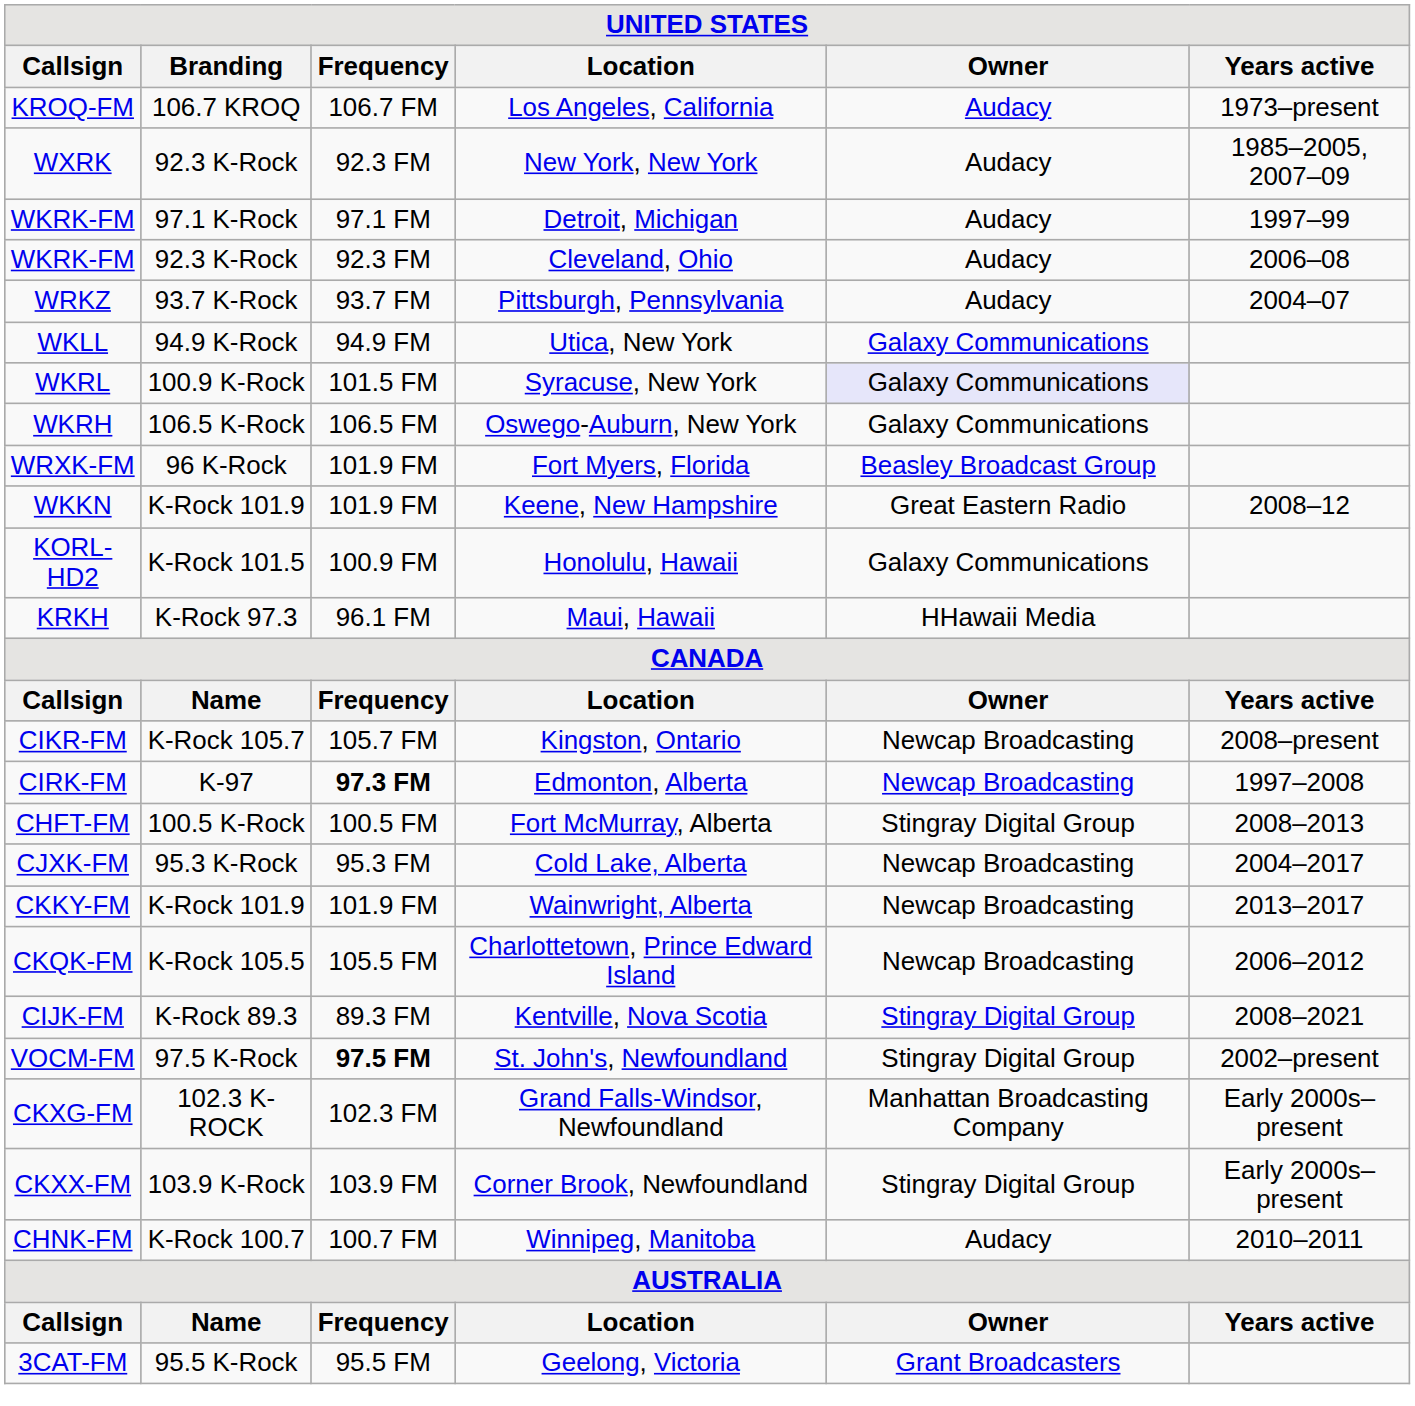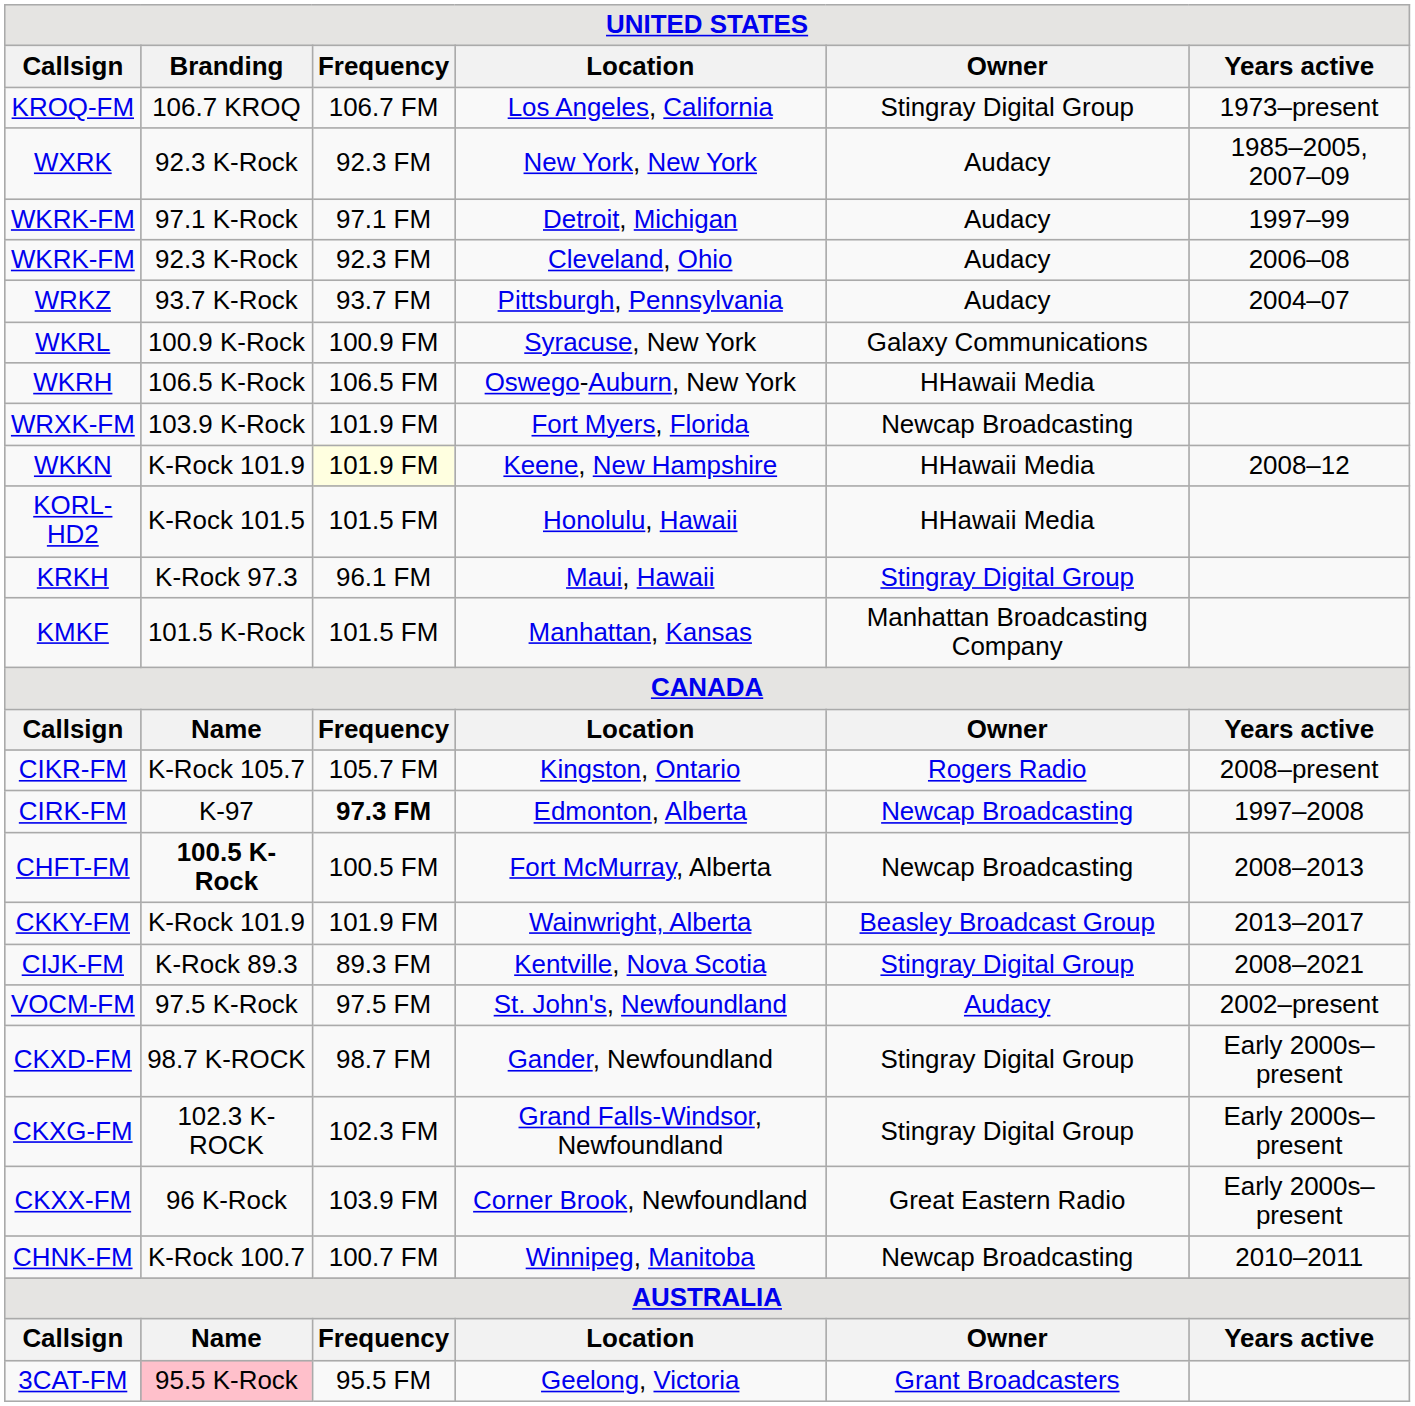(1008, 107) Audacy -> (1007, 107) Stingray Digital Group
- row: (641, 341)
(383, 383) 101.5 FM -> (384, 341) 100.9 FM
(1008, 383) lavender background -> (1007, 341) no background
(1008, 424) Galaxy Communications -> (1007, 383) HHawaii Media
(226, 465) 96 K-Rock -> (226, 424) 103.9 K-Rock
(1008, 465) Beasley Broadcast Group -> (1007, 424) Newcap Broadcasting
(383, 506) no background -> (384, 465) lightyellow background
(1008, 506) Great Eastern Radio -> (1007, 465) HHawaii Media
(383, 562) 100.9 FM -> (384, 520) 101.5 FM
(1008, 562) Galaxy Communications -> (1007, 520) HHawaii Media
(1008, 617) HHawaii Media -> (1007, 576) Stingray Digital Group
+ row: (640, 632)
(1008, 741) Newcap Broadcasting -> (1007, 770) Rogers Radio
(226, 823) normal -> (226, 867) bold
(1008, 823) Stingray Digital Group -> (1007, 867) Newcap Broadcasting
- row: (641, 864)
(1008, 905) Newcap Broadcasting -> (1007, 922) Beasley Broadcast Group
- row: (641, 961)
(383, 1058) bold -> (384, 1004) normal
(1008, 1058) Stingray Digital Group -> (1007, 1004) Audacy
+ row: (640, 1060)
(1008, 1113) Manhattan Broadcasting Company -> (1007, 1130) Stingray Digital Group
(226, 1183) 103.9 K-Rock -> (226, 1201) 96 K-Rock
(1008, 1183) Stingray Digital Group -> (1007, 1201) Great Eastern Radio
(1008, 1239) Audacy -> (1007, 1256) Newcap Broadcasting
(226, 1362) no background -> (226, 1380) pink background
